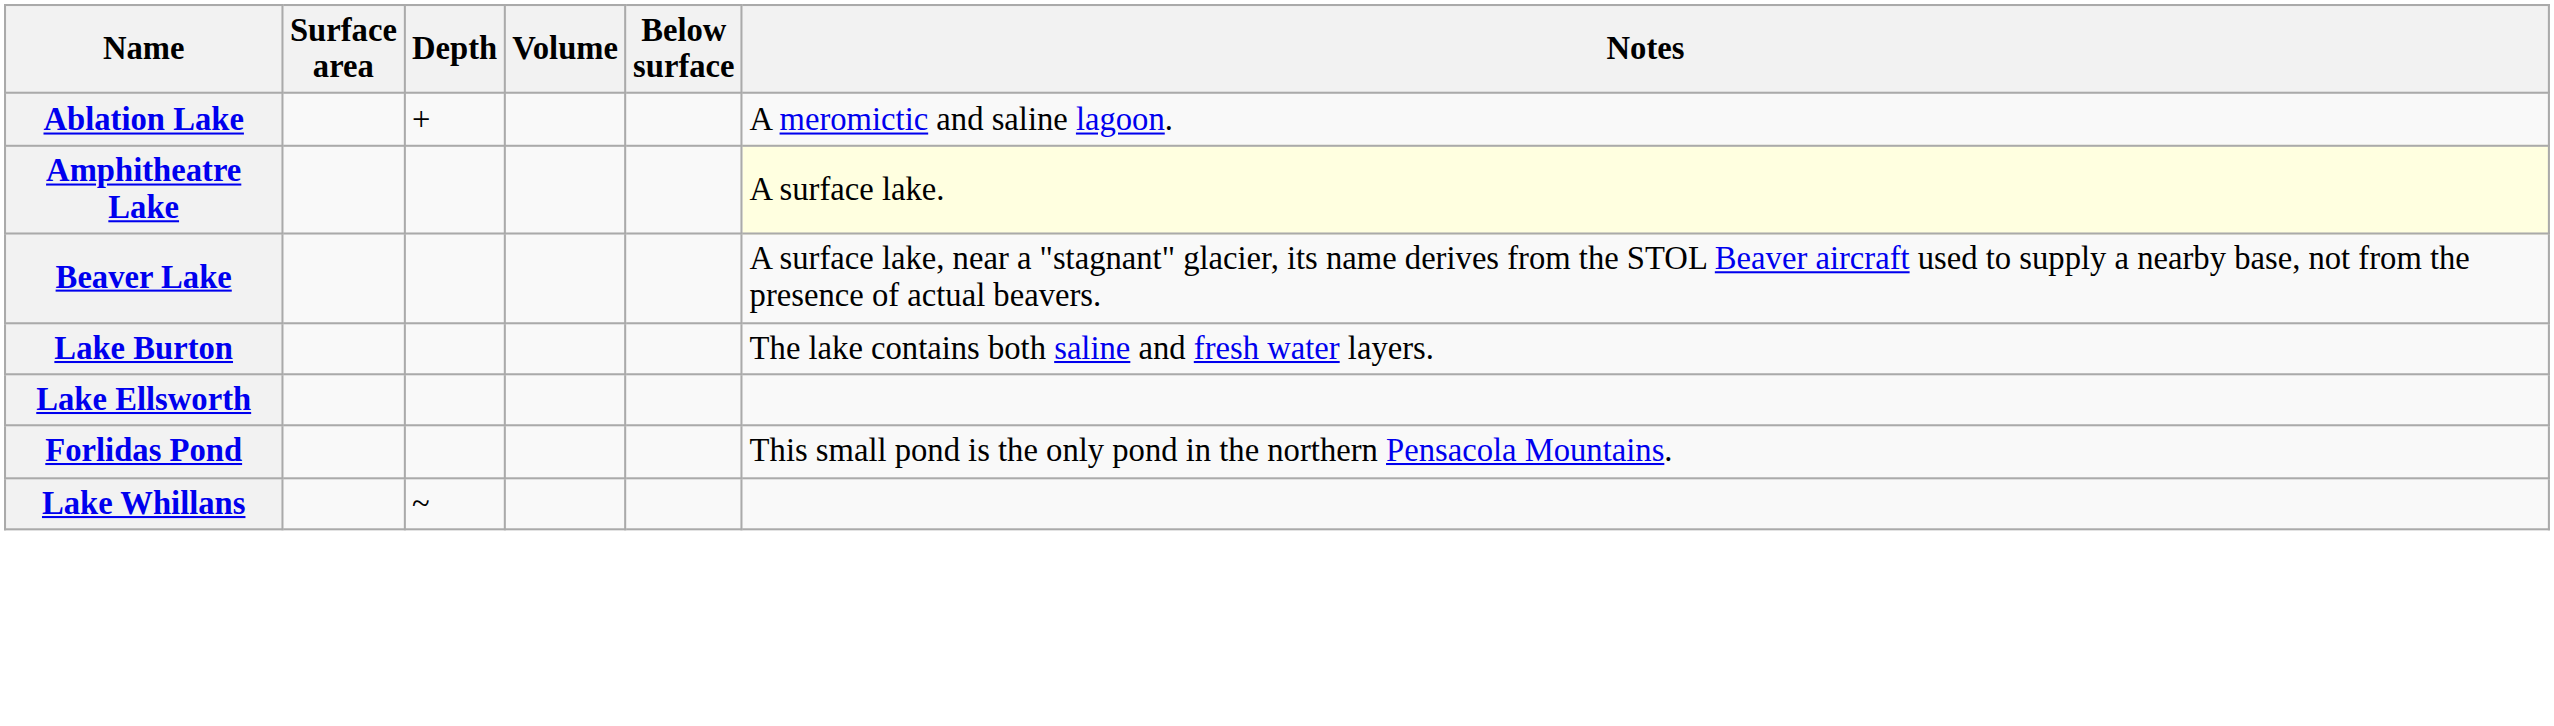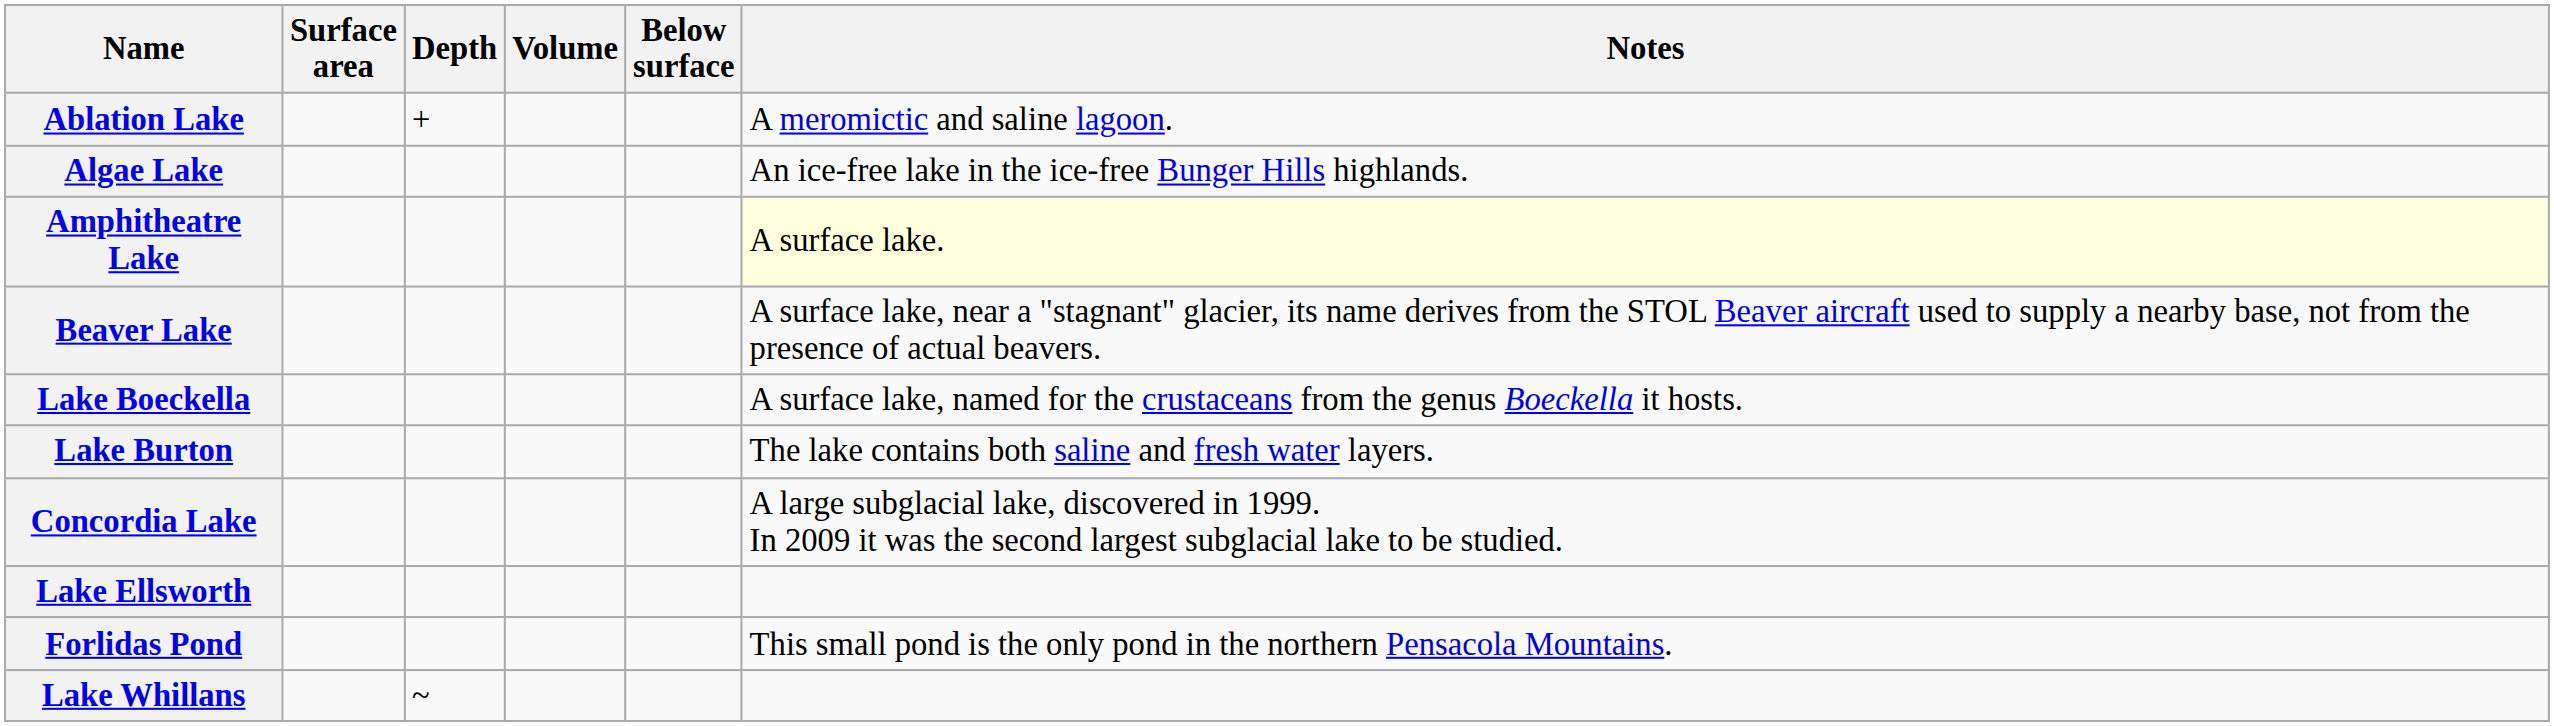+ row: (144, 170)
+ row: (144, 399)
+ row: (144, 521)
